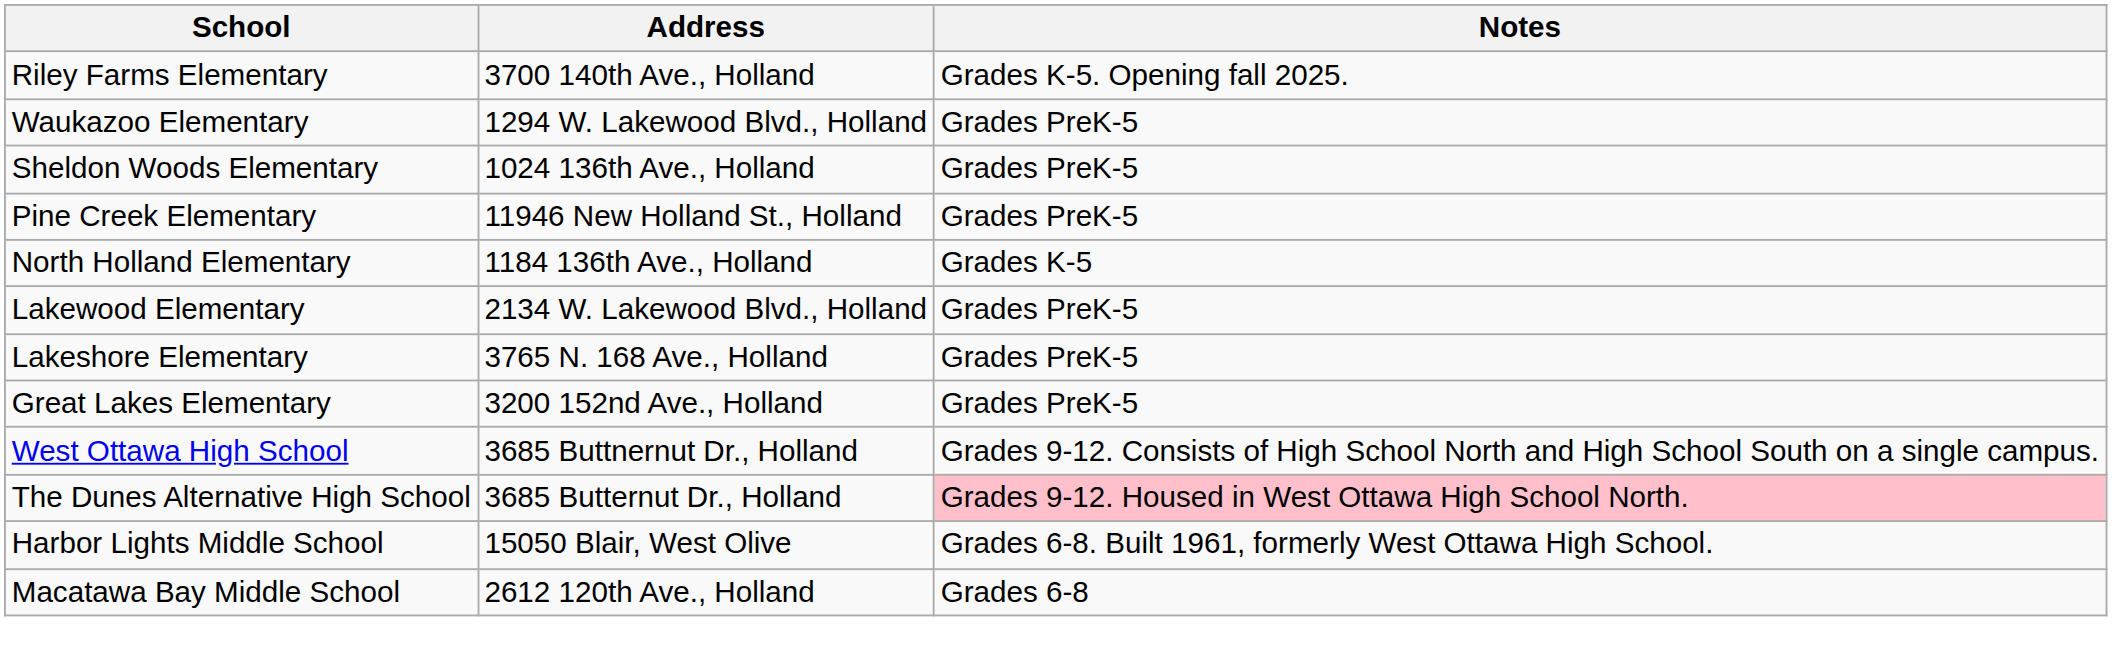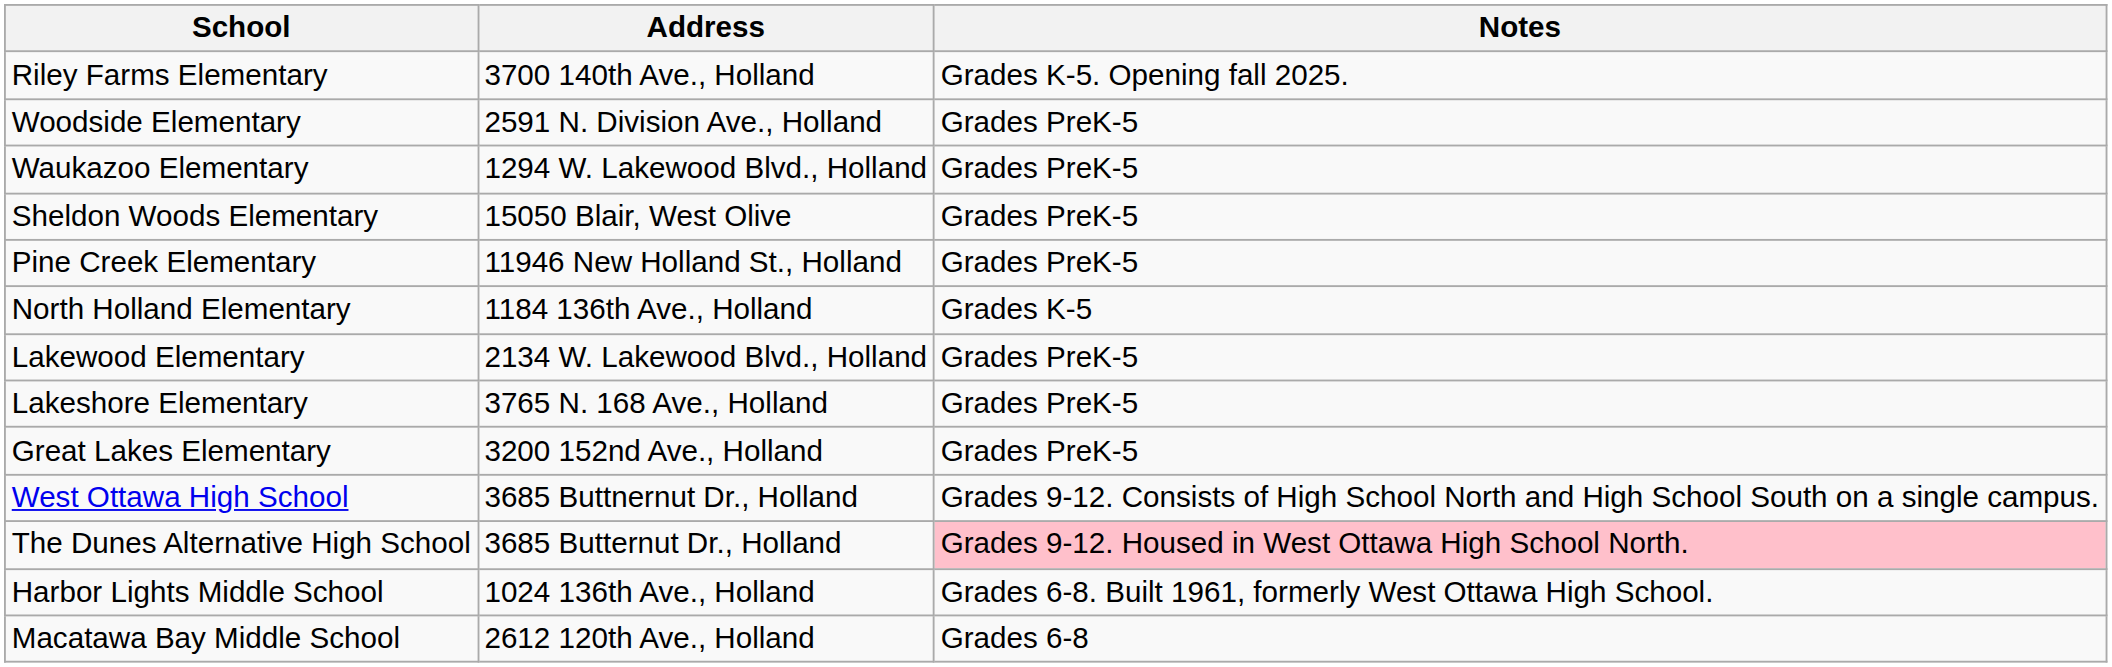+ row: (156, 121)
(650, 168) 1024 136th Ave., Holland -> (638, 215) 15050 Blair, West Olive
(638, 544) 15050 Blair, West Olive -> (650, 591) 1024 136th Ave., Holland
